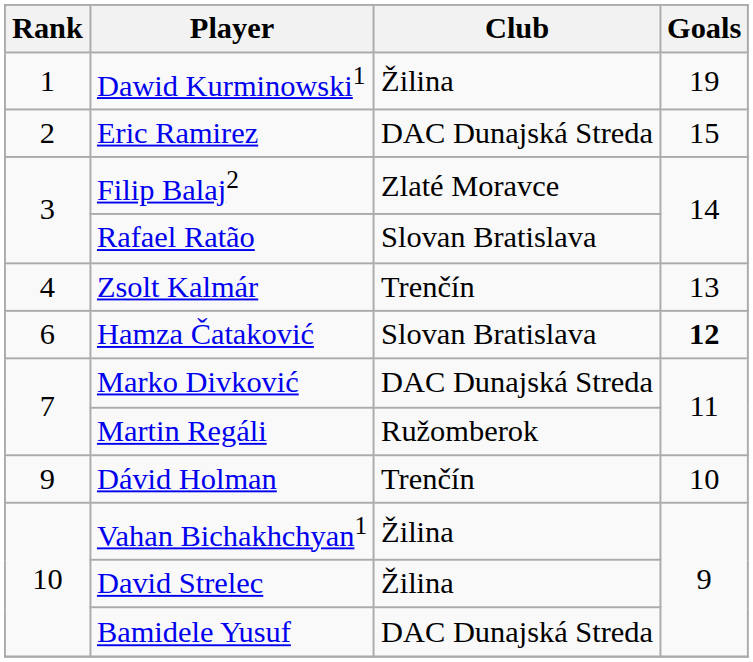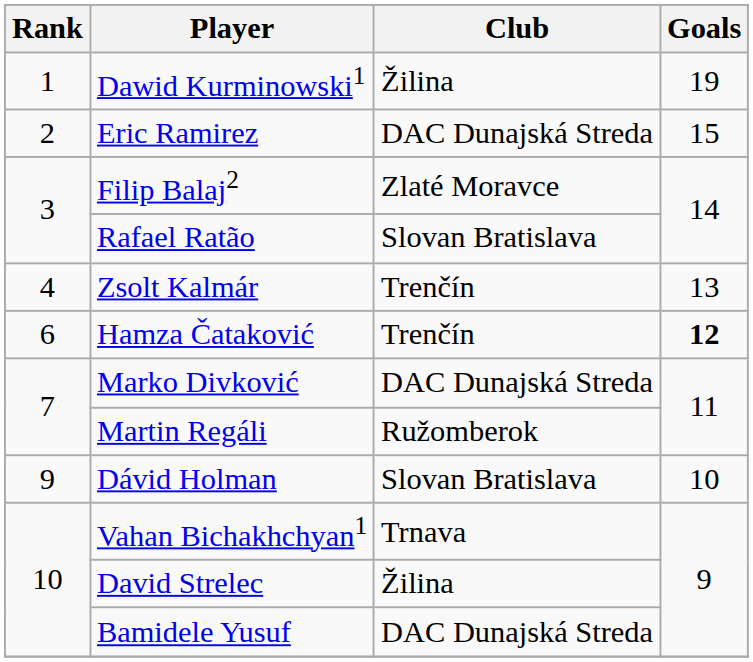(489, 334) Slovan Bratislava -> (428, 334) Trenčín
(428, 478) Trenčín -> (489, 478) Slovan Bratislava
(417, 531) Žilina -> (424, 531) Trnava
